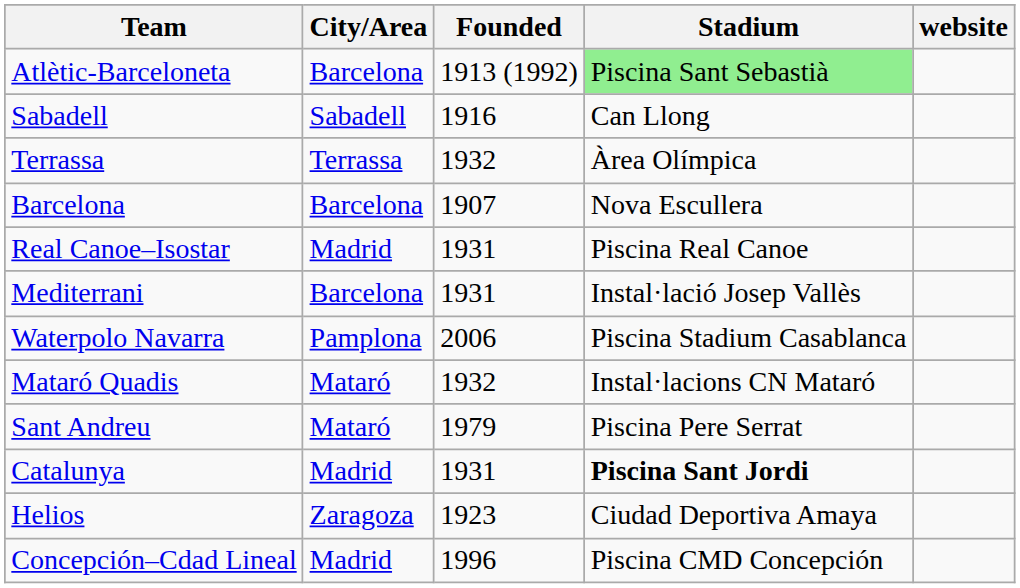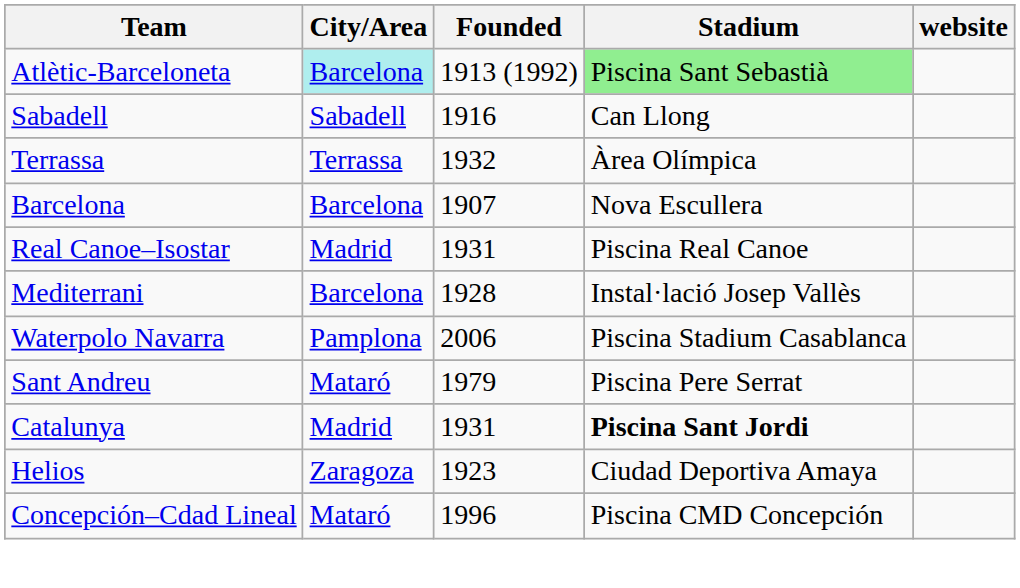(366, 71) no background -> (366, 71) paleturquoise background
(468, 293) 1931 -> (468, 293) 1928
- row: (95, 381)
(351, 559) Madrid -> (350, 515) Mataró
